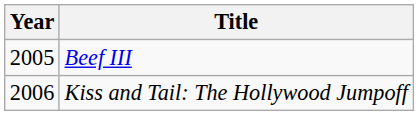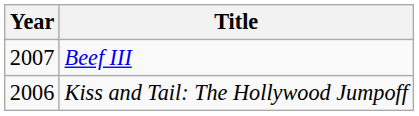(32, 57) 2005 -> (32, 57) 2007
